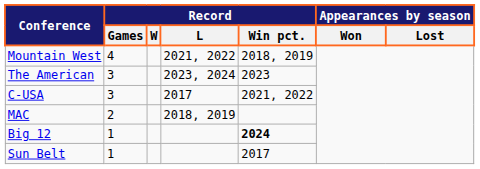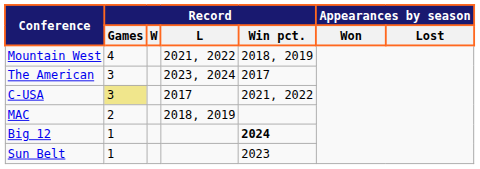(256, 75) 2023 -> (256, 75) 2017
(111, 95) no background -> (111, 95) khaki background
(256, 153) 2017 -> (256, 153) 2023
